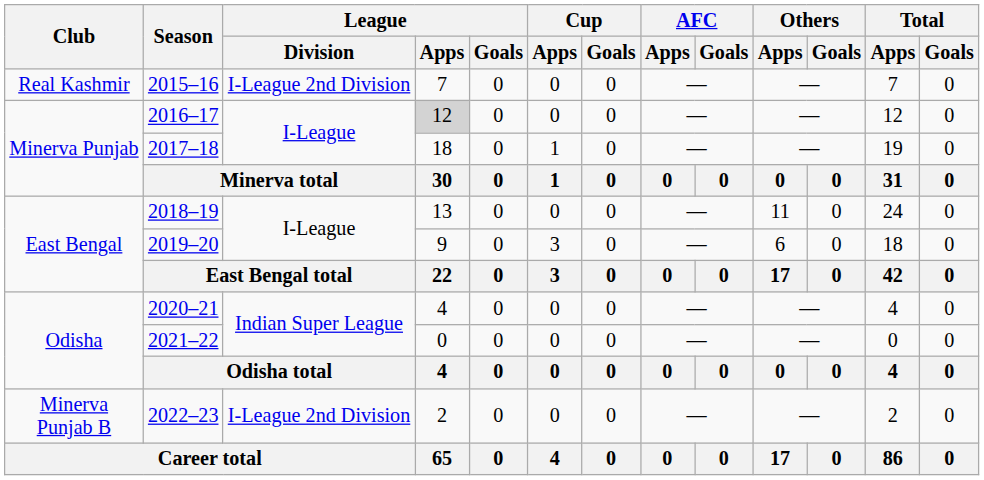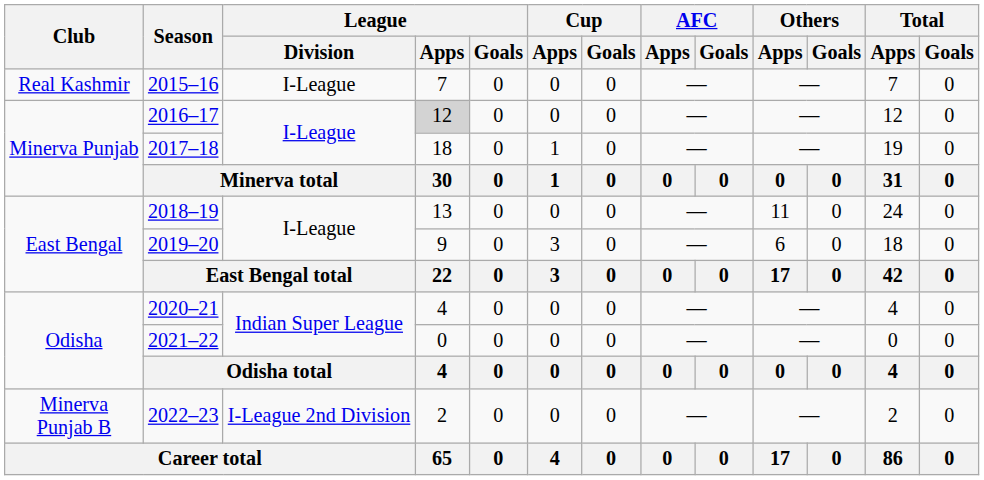(319, 84) I-League 2nd Division -> (319, 84) I-League
